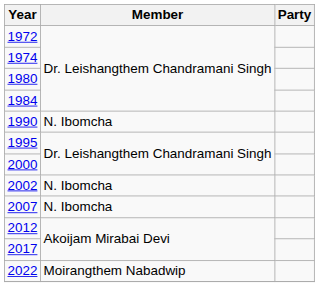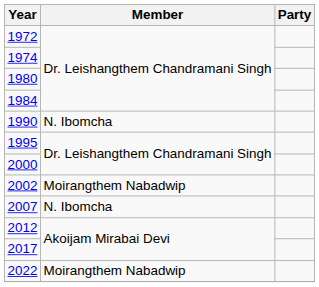(78, 185) N. Ibomcha -> (115, 185) Moirangthem Nabadwip
